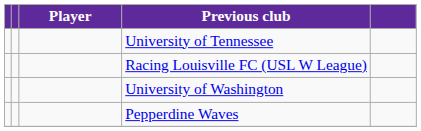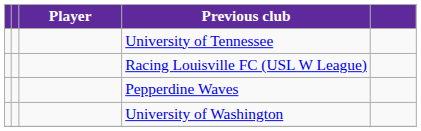rows swapped: (204, 89) <-> (182, 114)
